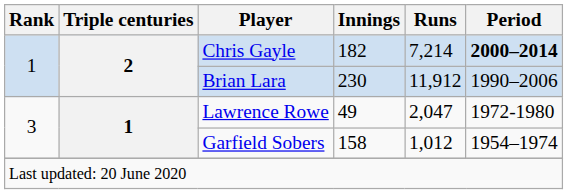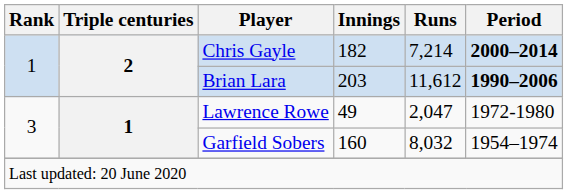(352, 81) 230 -> (352, 81) 203
(435, 81) 11,912 -> (435, 81) 11,612
(514, 81) normal -> (514, 81) bold
(352, 142) 158 -> (352, 142) 160
(431, 142) 1,012 -> (431, 142) 8,032
